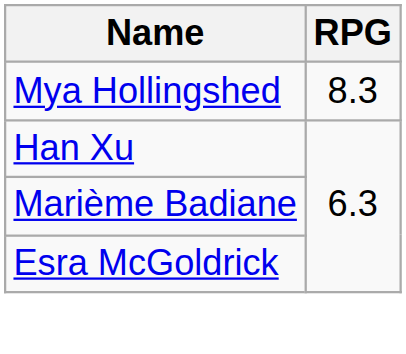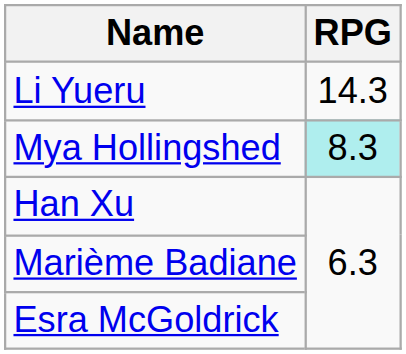+ row: (79, 90)
(353, 90) no background -> (353, 147) paleturquoise background
